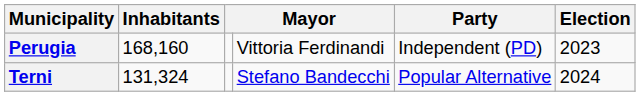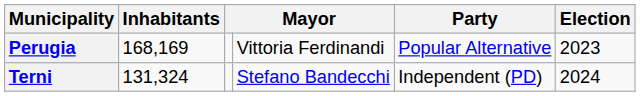(156, 47) 168,160 -> (156, 47) 168,169
(470, 47) Independent (PD) -> (475, 47) Popular Alternative
(475, 76) Popular Alternative -> (470, 76) Independent (PD)
